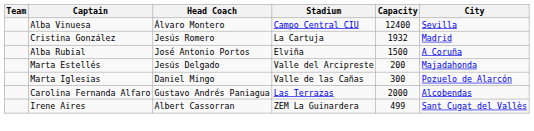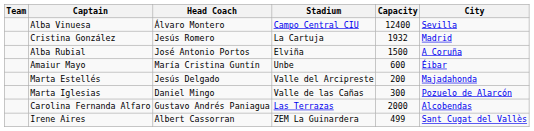+ row: (58, 65)
